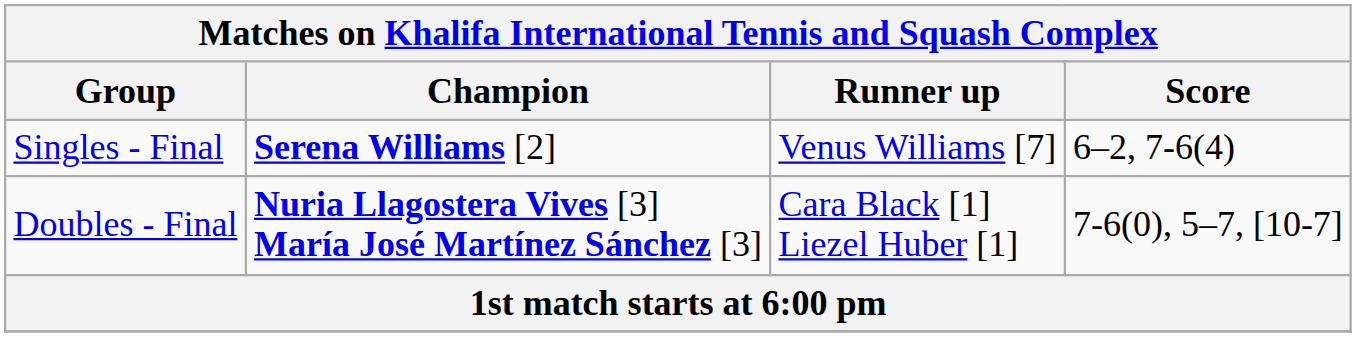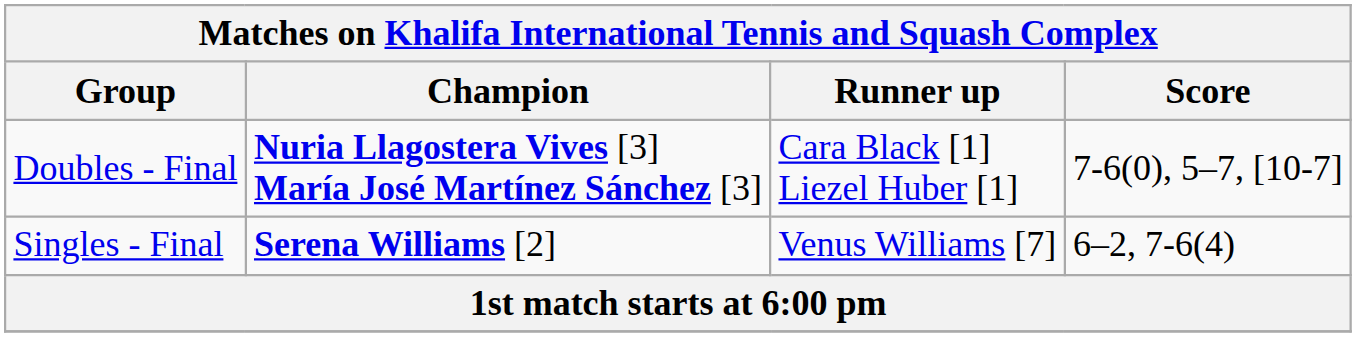rows swapped: (118, 147) <-> (125, 224)
